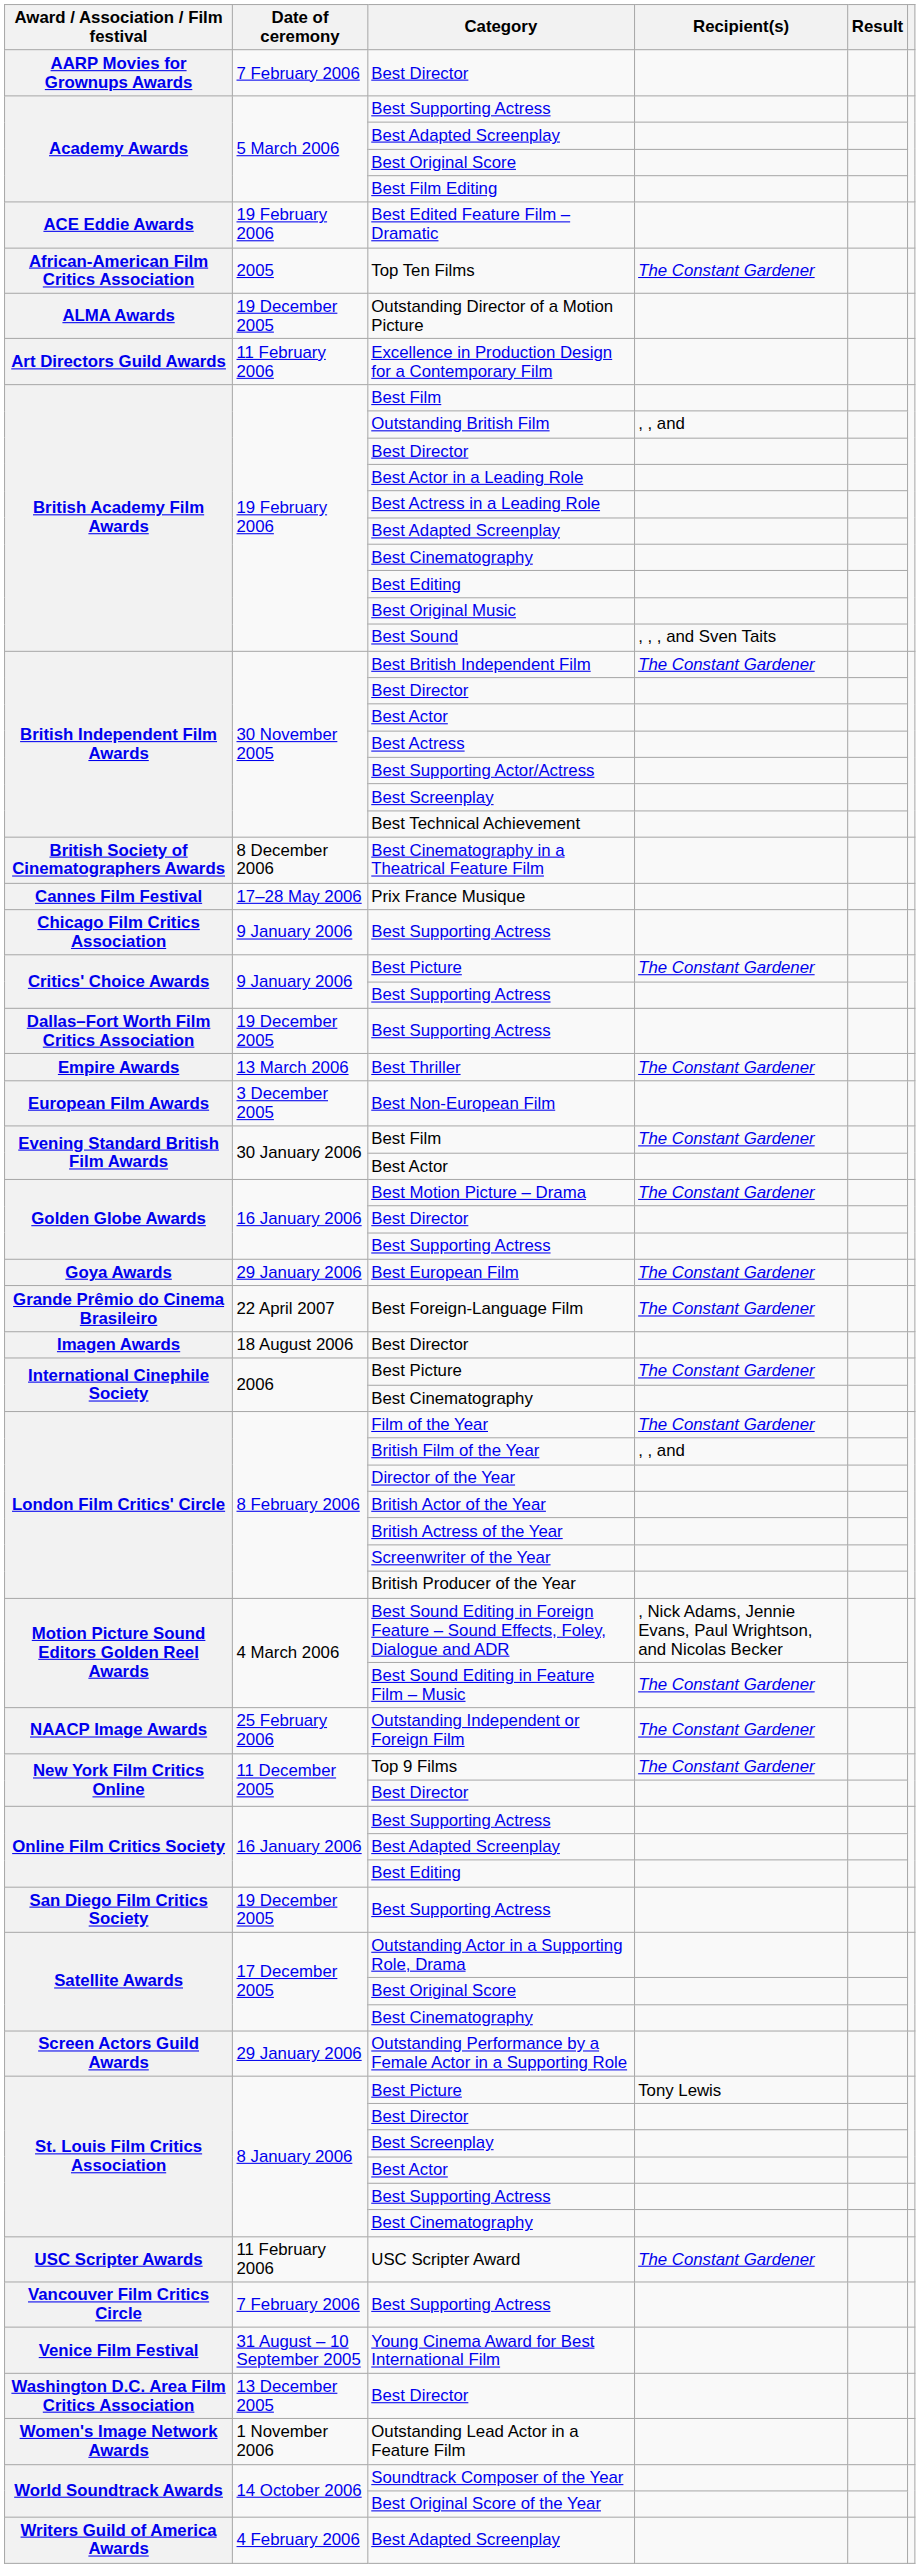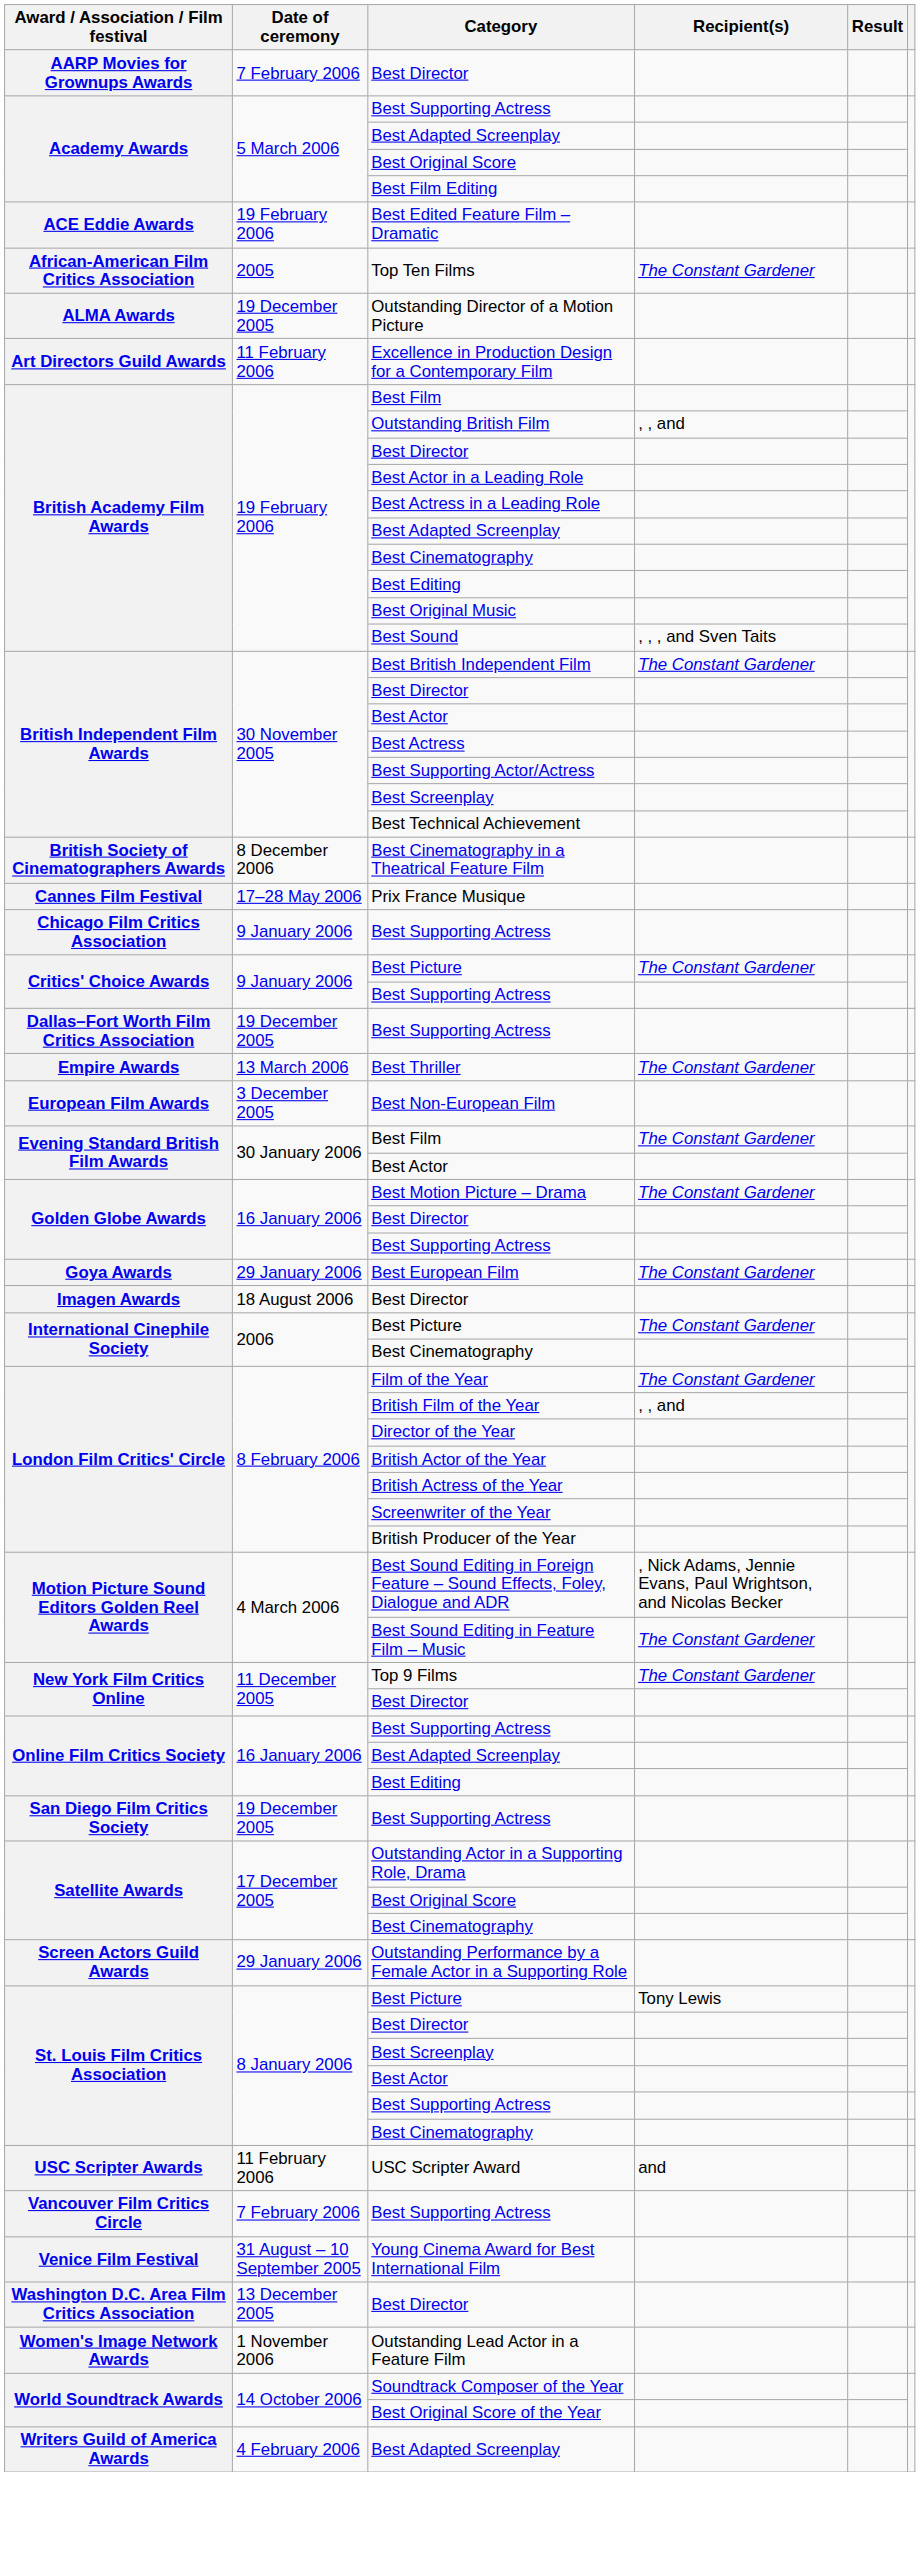- row: (119, 1308)
- row: (119, 1730)
(726, 2259) The Constant Gardener -> (652, 2168) and
